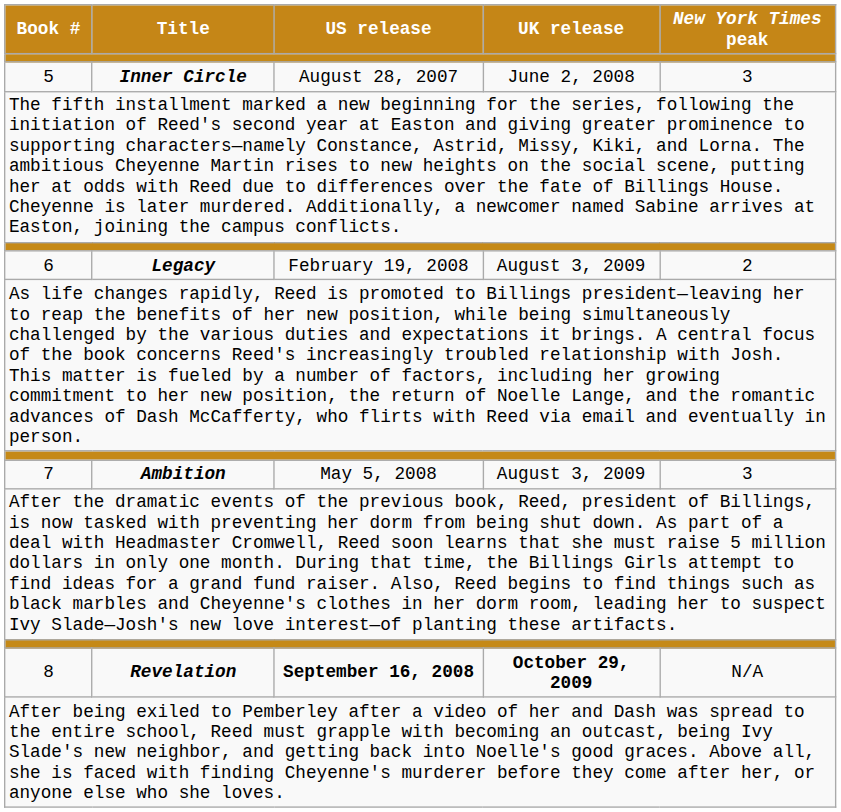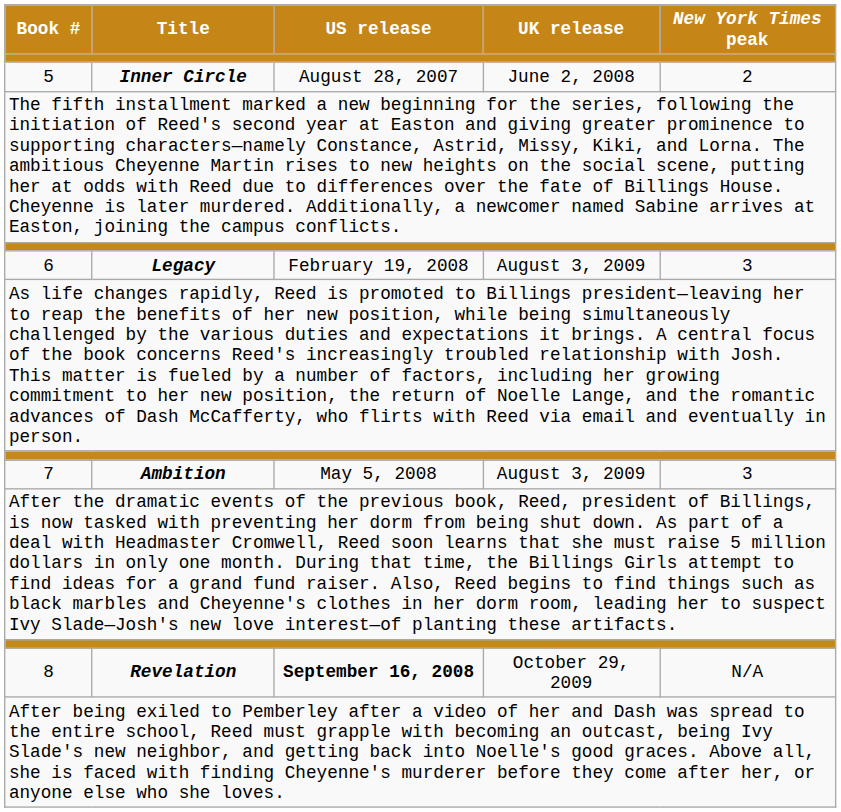(747, 77) 3 -> (747, 77) 2
(747, 265) 2 -> (747, 265) 3
(571, 673) bold -> (571, 673) normal
